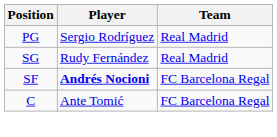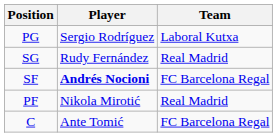(194, 36) Real Madrid -> (199, 36) Laboral Kutxa
+ row: (31, 100)
